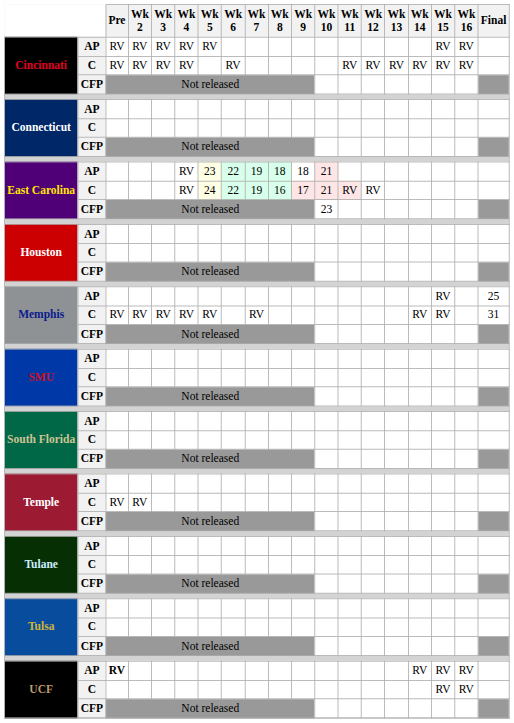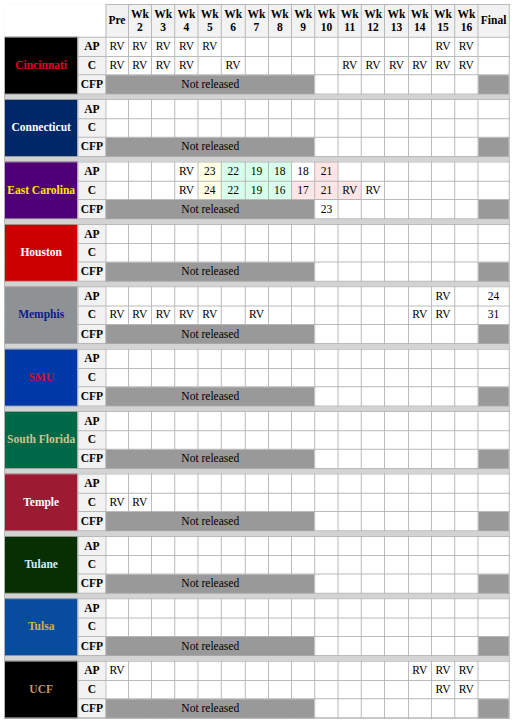(494, 296) 25 -> (494, 296) 24
(117, 670) bold -> (117, 670) normal
